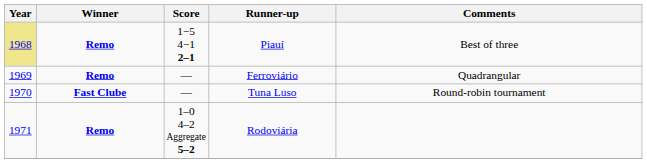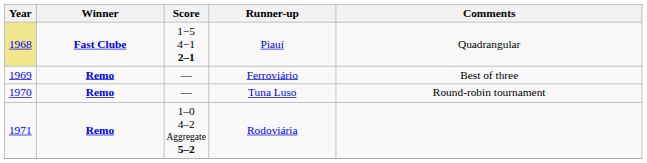(100, 44) Remo -> (100, 44) Fast Clube
(489, 44) Best of three -> (489, 44) Quadrangular
(489, 75) Quadrangular -> (489, 75) Best of three
(100, 93) Fast Clube -> (100, 93) Remo
